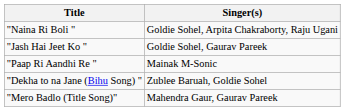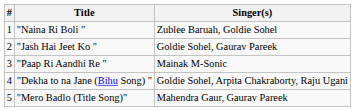+ column: (9, 13)
(242, 30) Goldie Sohel, Arpita Chakraborty, Raju Ugani -> (217, 30) Zublee Baruah, Goldie Sohel
(207, 81) Zublee Baruah, Goldie Sohel -> (252, 81) Goldie Sohel, Arpita Chakraborty, Raju Ugani
